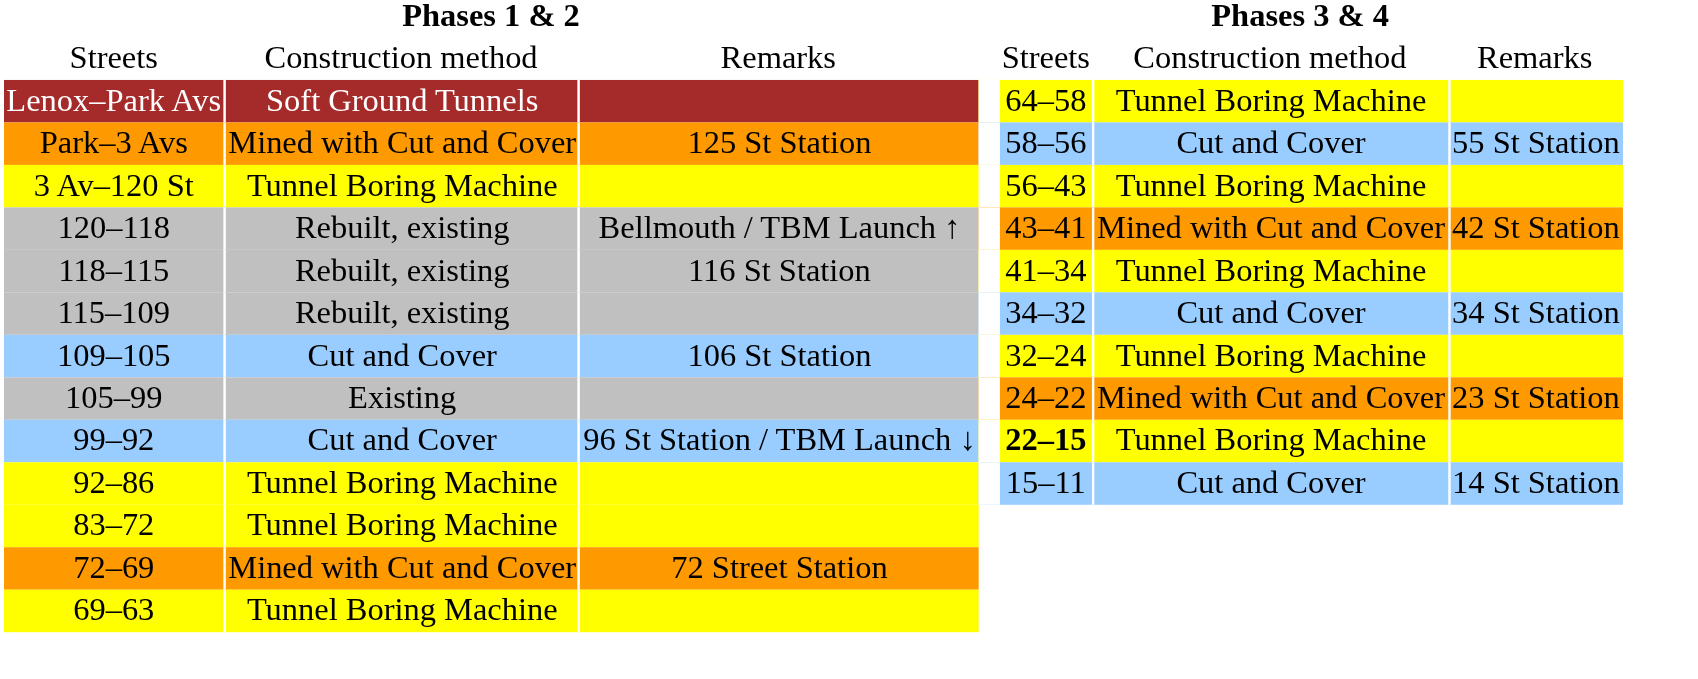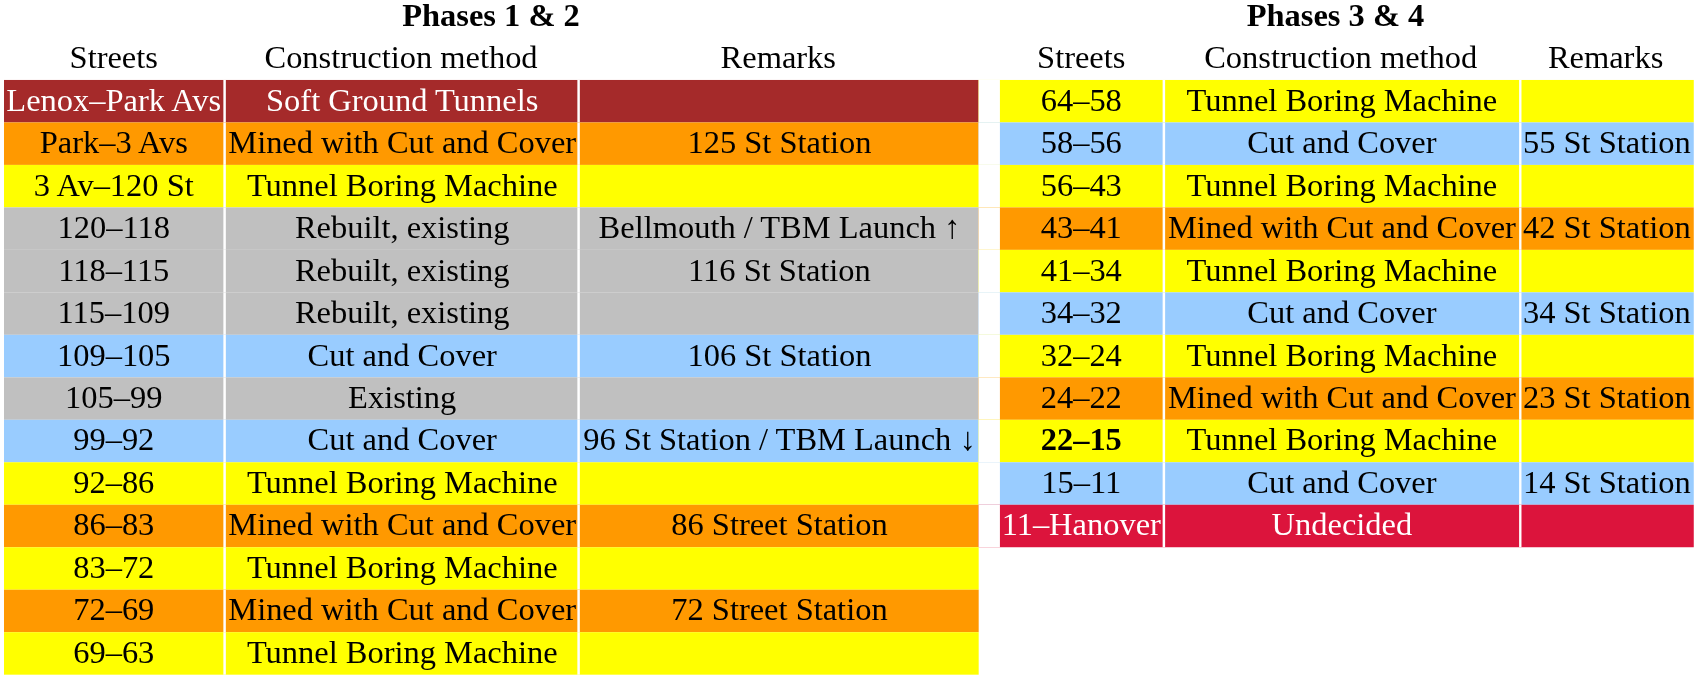+ row: (114, 525)
